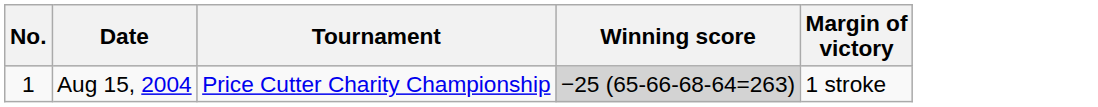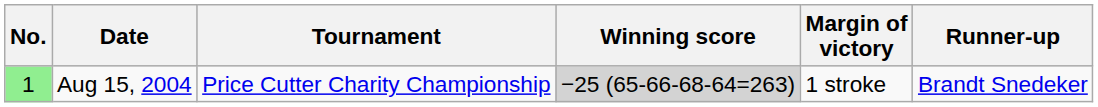+ column: (1003, 36)
(28, 84) no background -> (28, 84) lightgreen background
